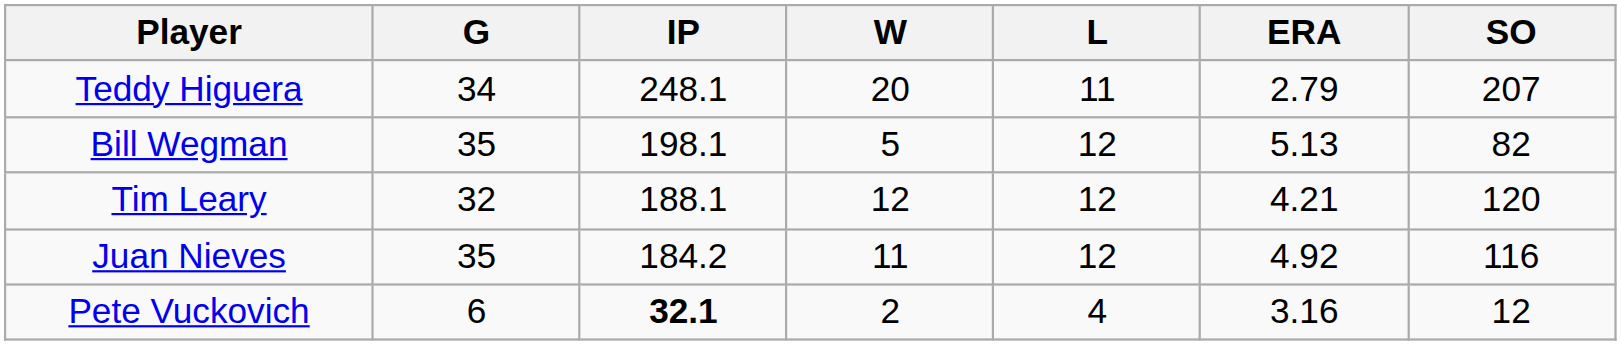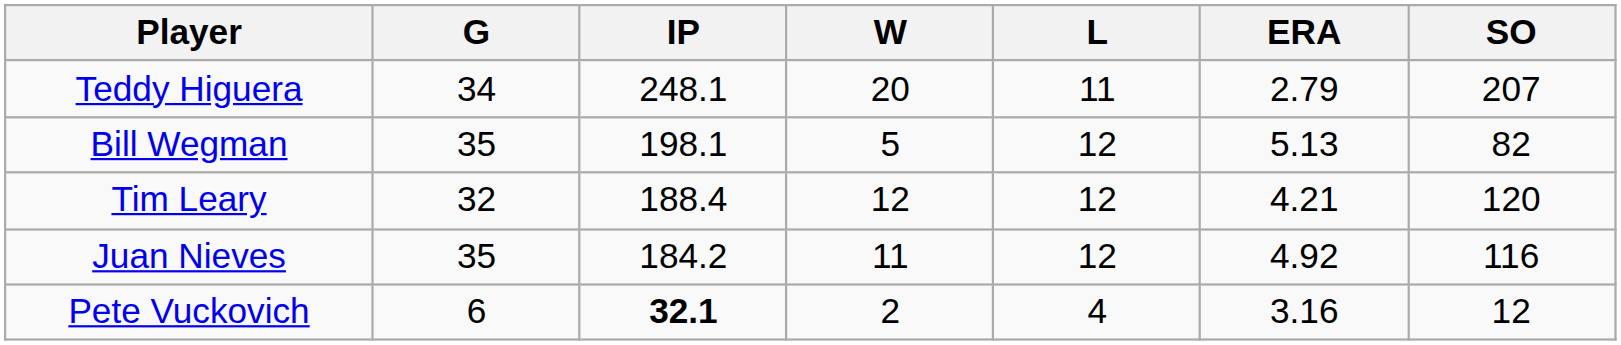(683, 199) 188.1 -> (683, 199) 188.4
